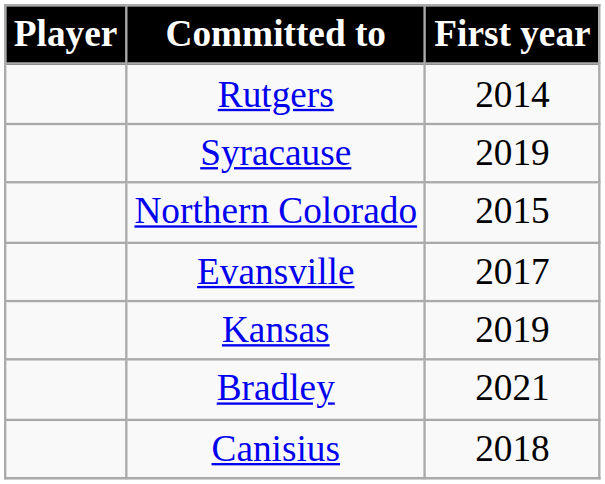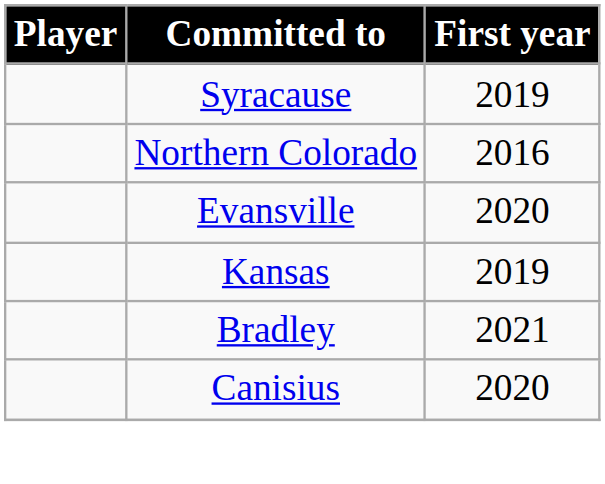- row: (276, 93)
(512, 211) 2015 -> (512, 152) 2016
(512, 270) 2017 -> (512, 211) 2020
(512, 447) 2018 -> (512, 388) 2020
